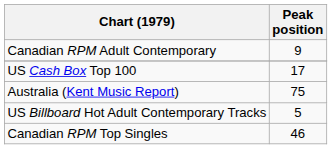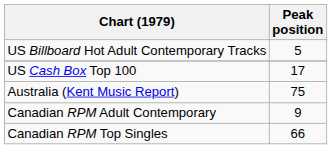rows swapped: (137, 112) <-> (112, 50)
(298, 133) 46 -> (298, 133) 66
